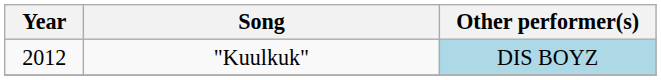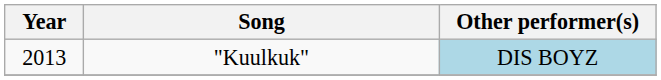(44, 57) 2012 -> (44, 57) 2013
